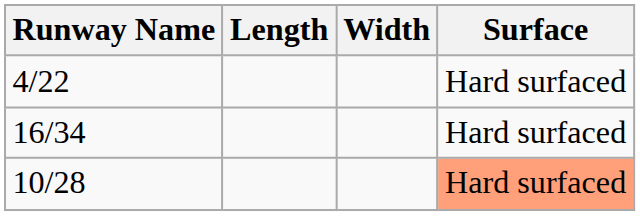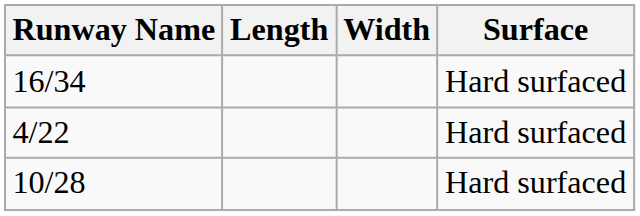rows swapped: (49, 132) <-> (41, 81)
(536, 183) lightsalmon background -> (536, 183) no background
